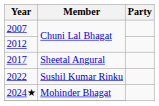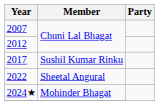(73, 60) Sheetal Angural -> (82, 60) Sushil Kumar Rinku
(82, 76) Sushil Kumar Rinku -> (73, 76) Sheetal Angural
